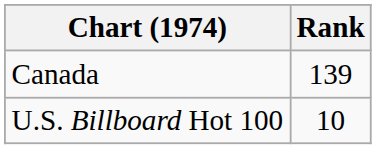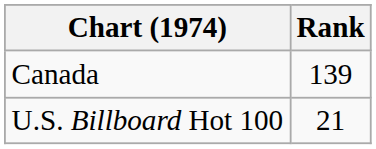(331, 119) 10 -> (331, 119) 21
